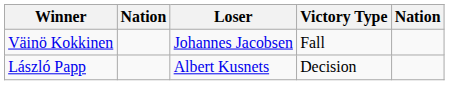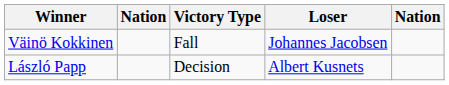columns swapped: (344, 17) <-> (233, 17)
